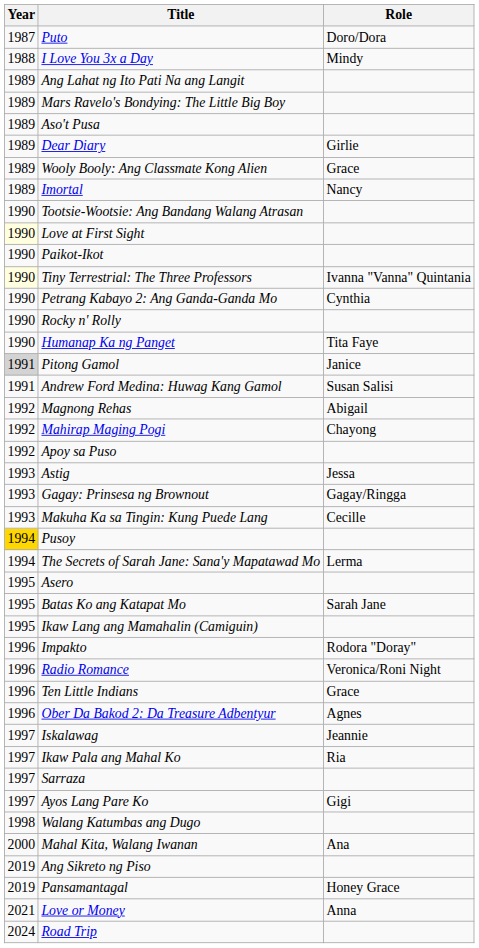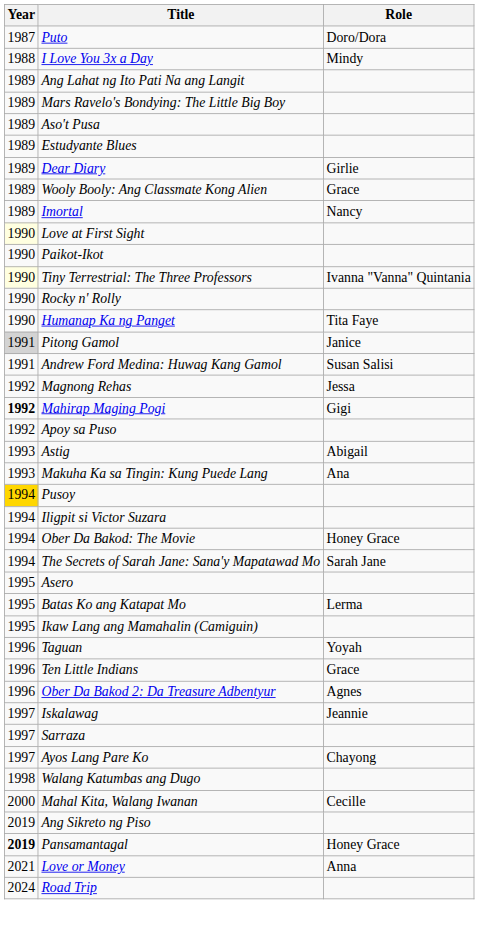+ row: (89, 146)
- row: (172, 211)
- row: (159, 299)
(347, 408) Abigail -> (341, 386) Jessa
(21, 430) normal -> (21, 408) bold
(351, 430) Chayong -> (339, 408) Gigi
(341, 473) Jessa -> (347, 451) Abigail
- row: (125, 495)
(346, 517) Cecille -> (338, 473) Ana
+ row: (104, 517)
+ row: (118, 539)
(344, 560) Lerma -> (356, 560) Sarah Jane
(356, 604) Sarah Jane -> (344, 604) Lerma
- row: (64, 648)
+ row: (62, 648)
- row: (85, 670)
- row: (111, 757)
(339, 801) Gigi -> (351, 757) Chayong
(338, 844) Ana -> (346, 801) Cecille
(21, 888) normal -> (21, 844) bold
